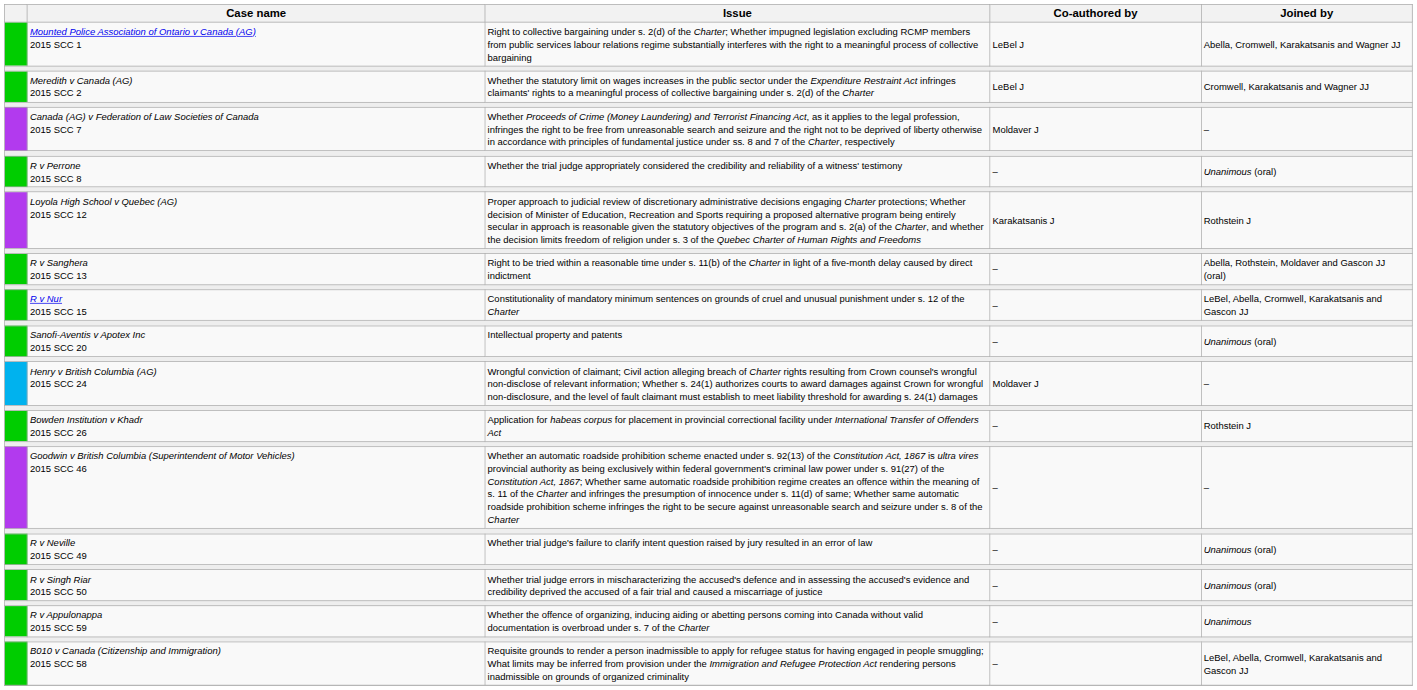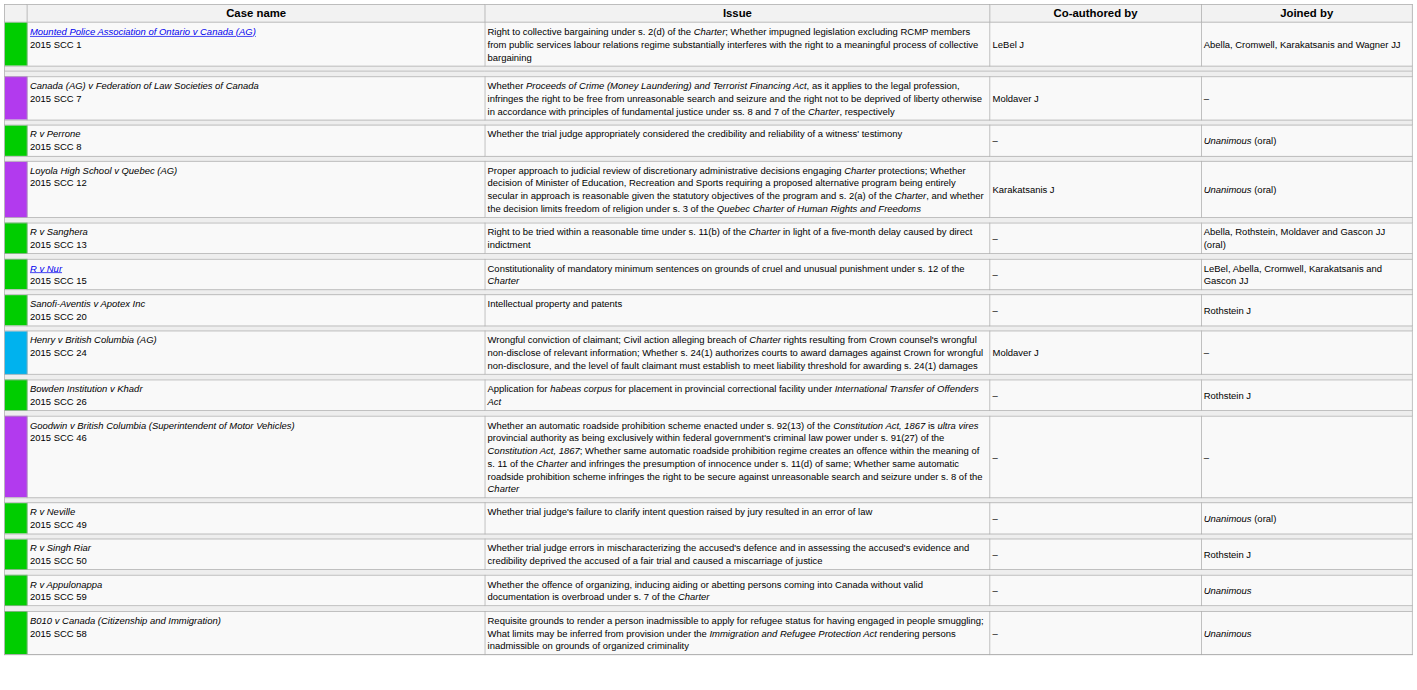- row: (81, 87)
(1227, 221) Rothstein J -> (1240, 190) Unanimous (oral)
(1240, 341) Unanimous (oral) -> (1227, 311) Rothstein J
(1240, 586) Unanimous (oral) -> (1227, 555) Rothstein J
(1293, 664) LeBel, Abella, Cromwell, Karakatsanis and Gascon JJ -> (1228, 633) Unanimous
